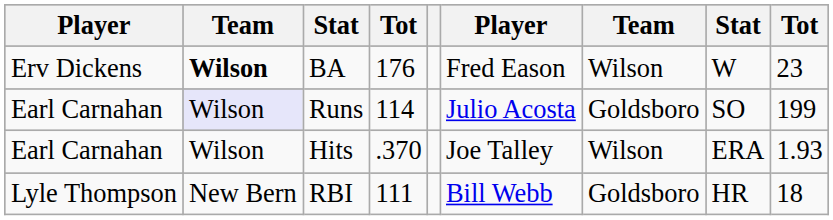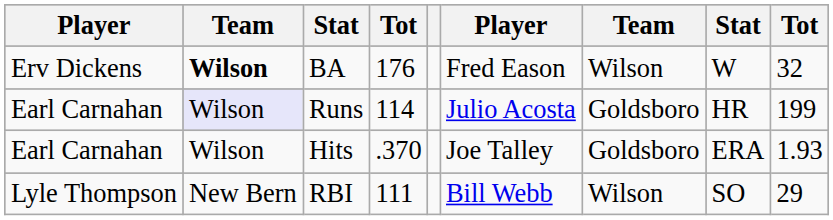(790, 67) 23 -> (790, 67) 32
(728, 109) SO -> (730, 109) HR
(626, 151) Wilson -> (644, 151) Goldsboro
(644, 192) Goldsboro -> (626, 192) Wilson
(730, 192) HR -> (728, 192) SO
(790, 192) 18 -> (790, 192) 29
